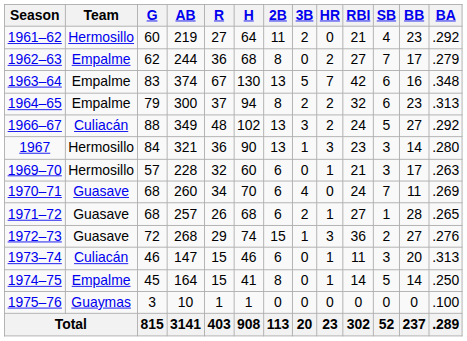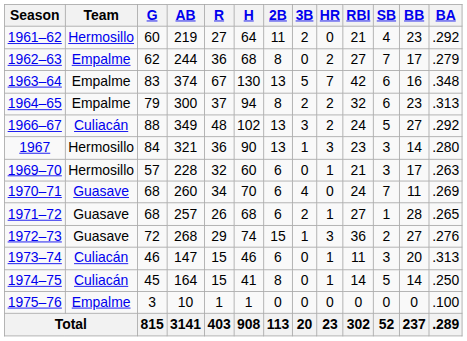(101, 280) Empalme -> (101, 280) Culiacán
(101, 302) Guaymas -> (101, 302) Empalme
